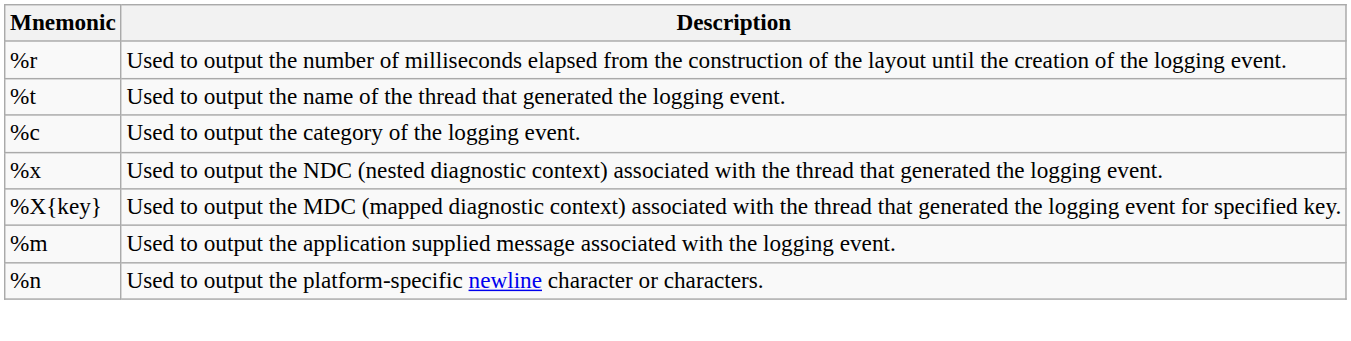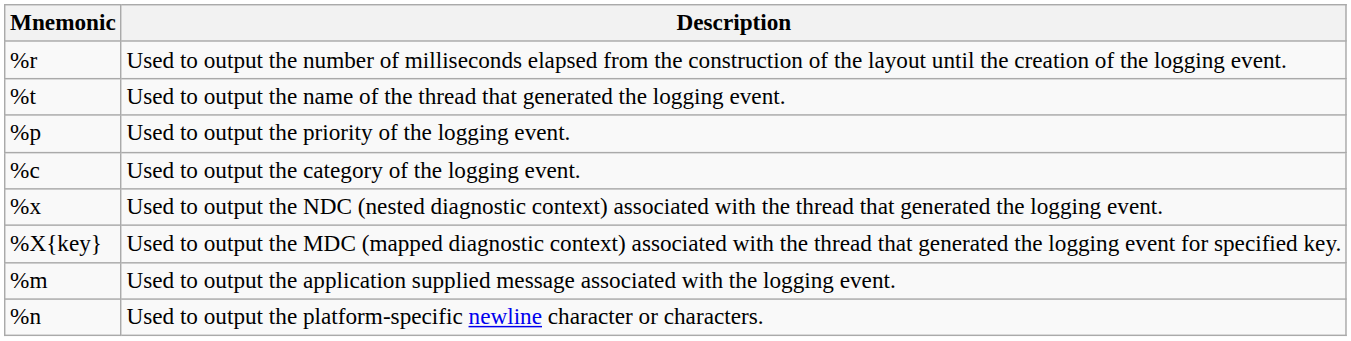+ row: (348, 133)
